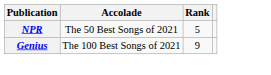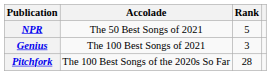(197, 45) 9 -> (247, 45) 3
+ row: (32, 62)
